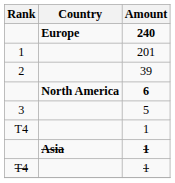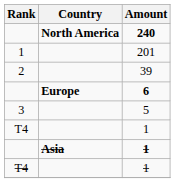(60, 33) Europe -> (80, 33) North America
(80, 91) North America -> (60, 91) Europe
